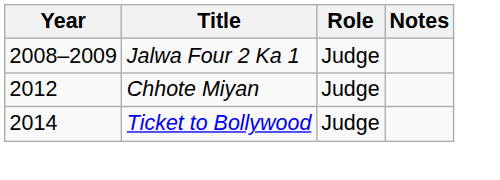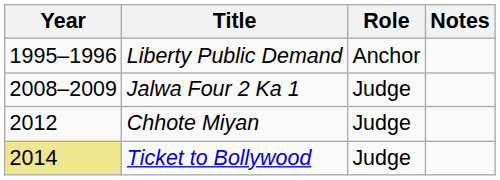+ row: (235, 55)
(33, 123) no background -> (33, 157) khaki background
